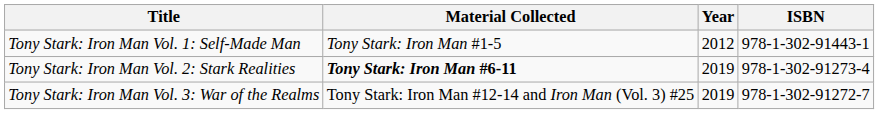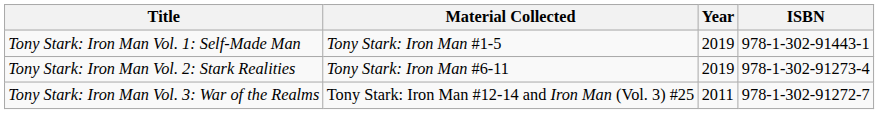(718, 43) 2012 -> (718, 43) 2019
(422, 69) bold -> (418, 69) normal
(718, 95) 2019 -> (718, 95) 2011
